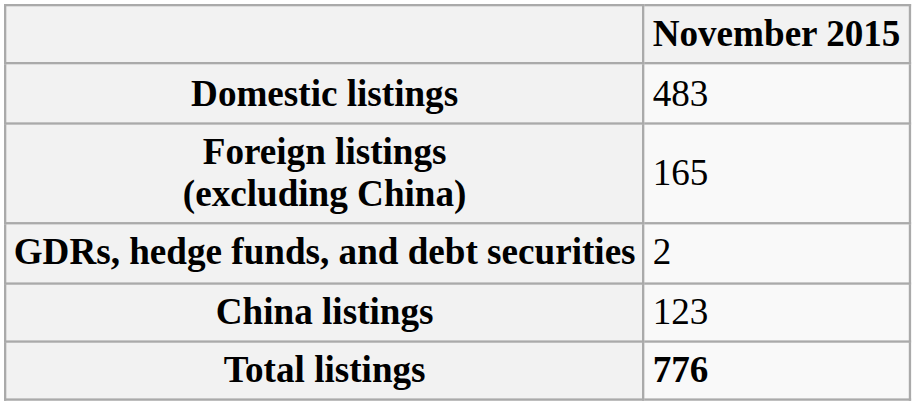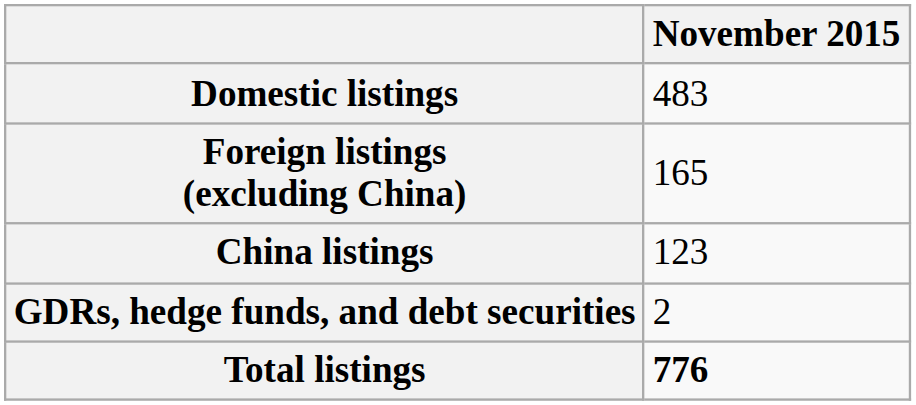rows swapped: (325, 311) <-> (325, 252)
